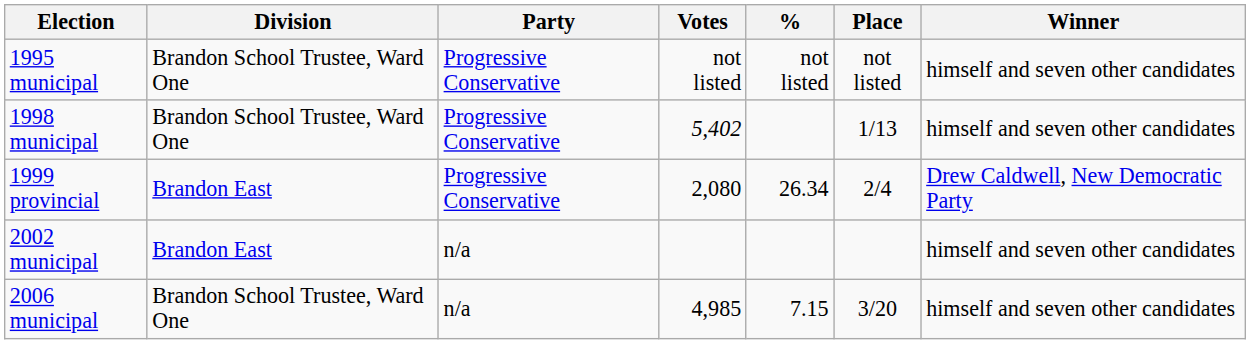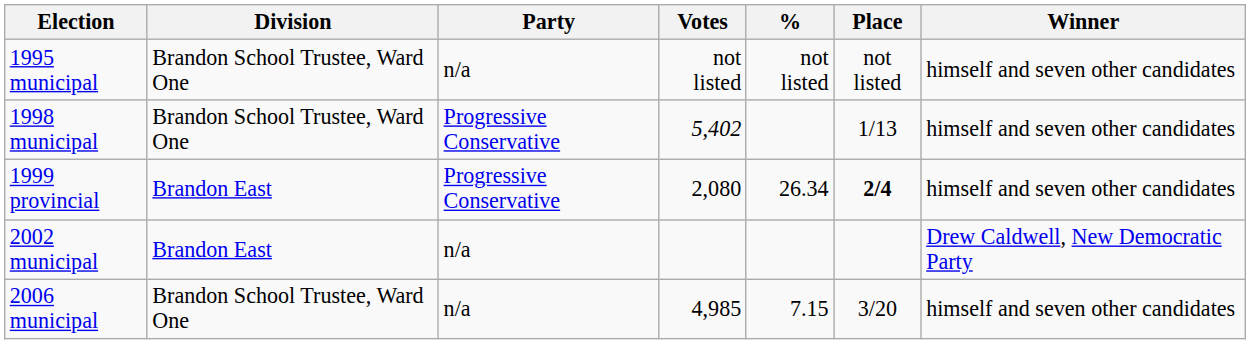(502, 69) Progressive Conservative -> (457, 69) n/a
(877, 189) normal -> (877, 189) bold
(1074, 189) Drew Caldwell, New Democratic Party -> (1081, 189) himself and seven other candidates
(1081, 249) himself and seven other candidates -> (1074, 249) Drew Caldwell, New Democratic Party
